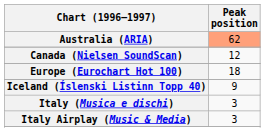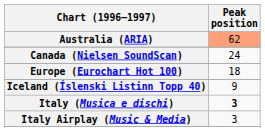(234, 55) 12 -> (234, 55) 24
(234, 103) normal -> (234, 103) bold
